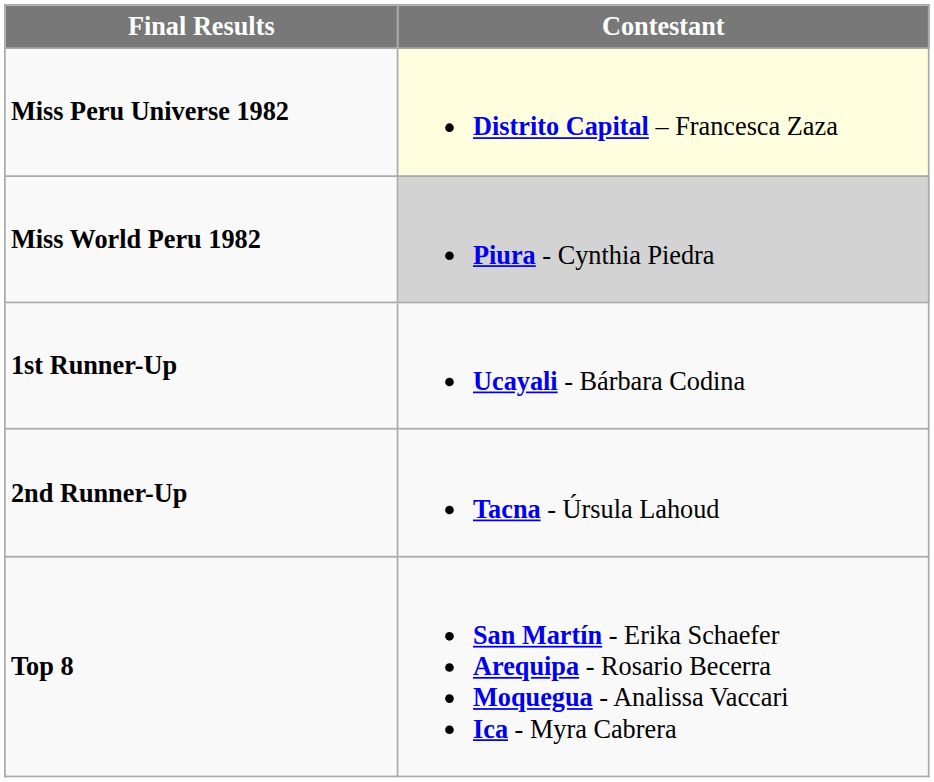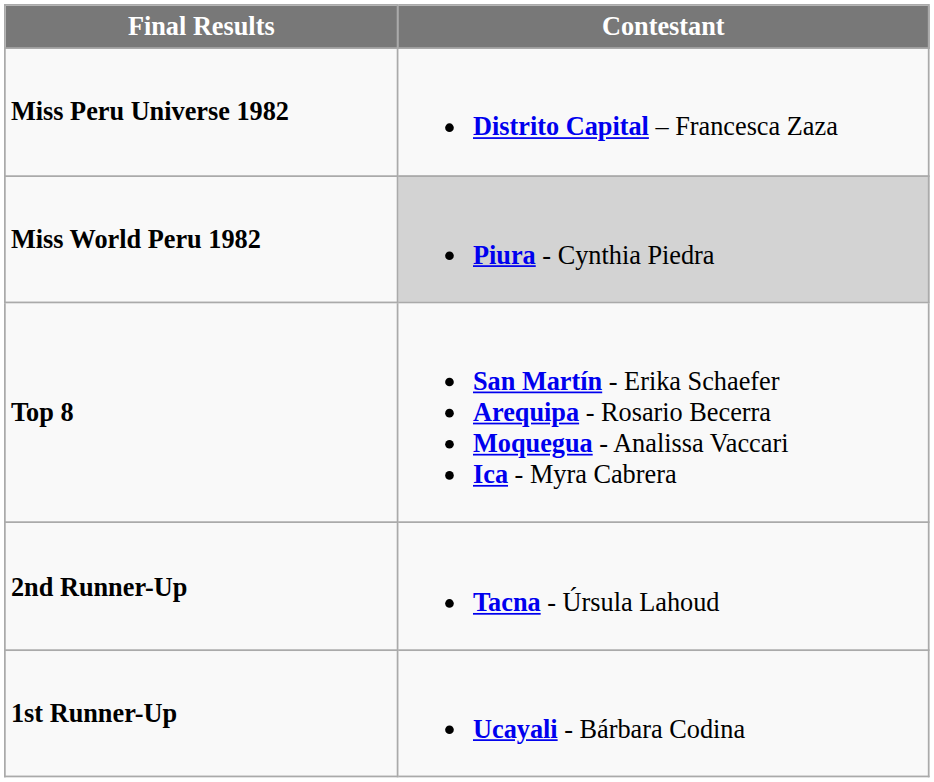(663, 128) lightyellow background -> (663, 128) no background
rows swapped: (94, 365) <-> (42, 666)
